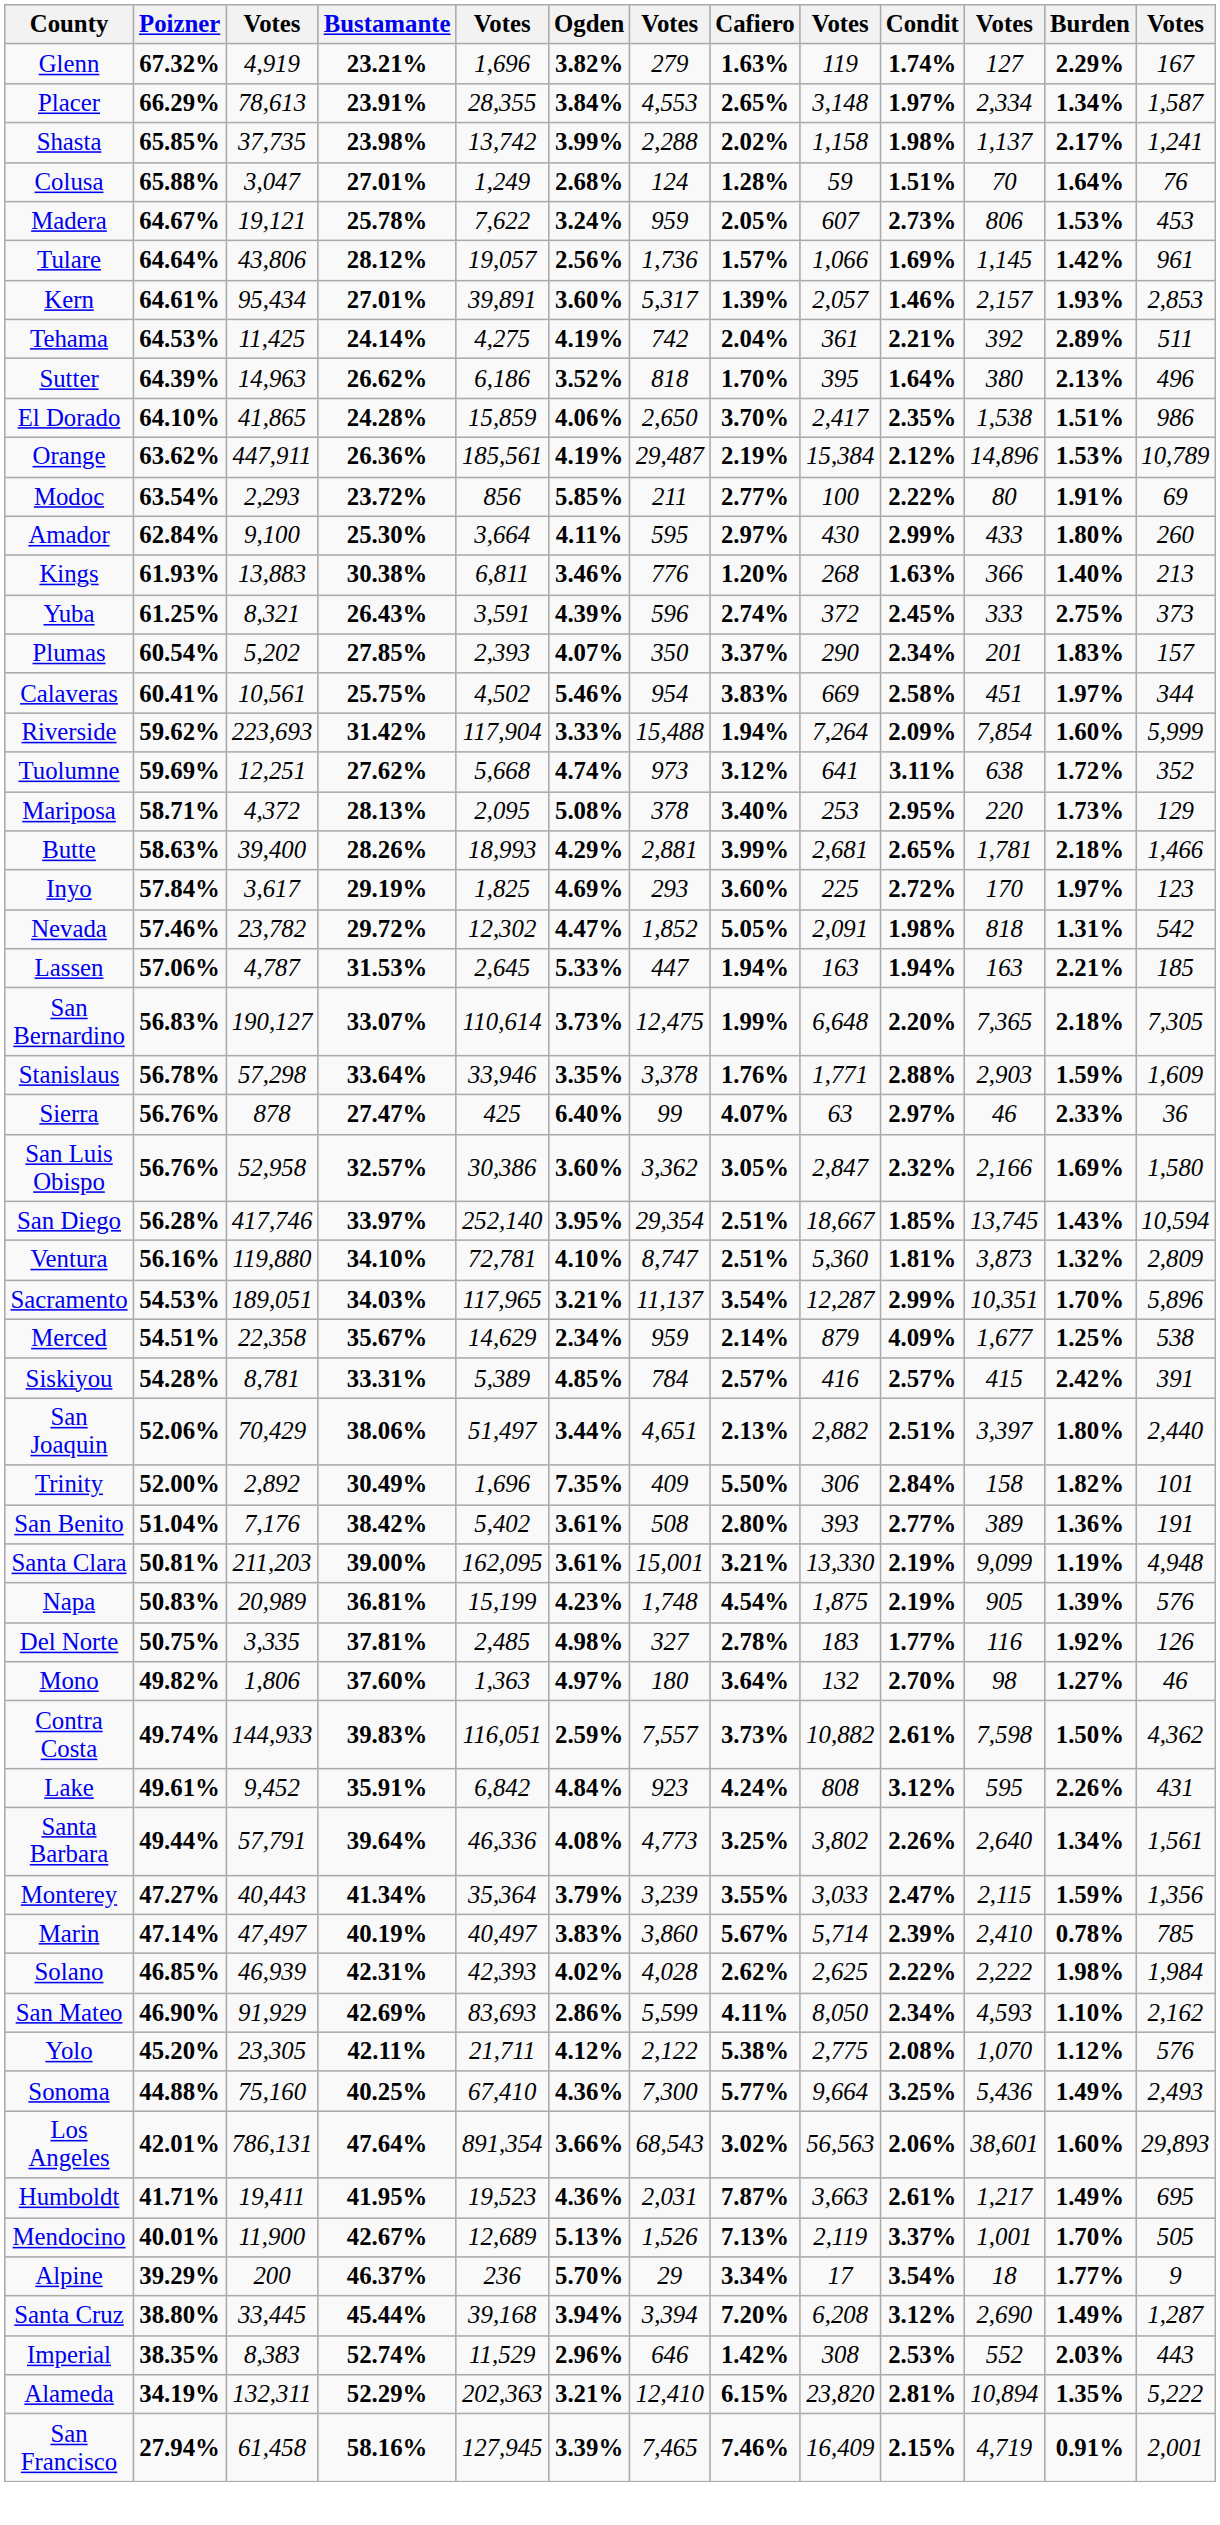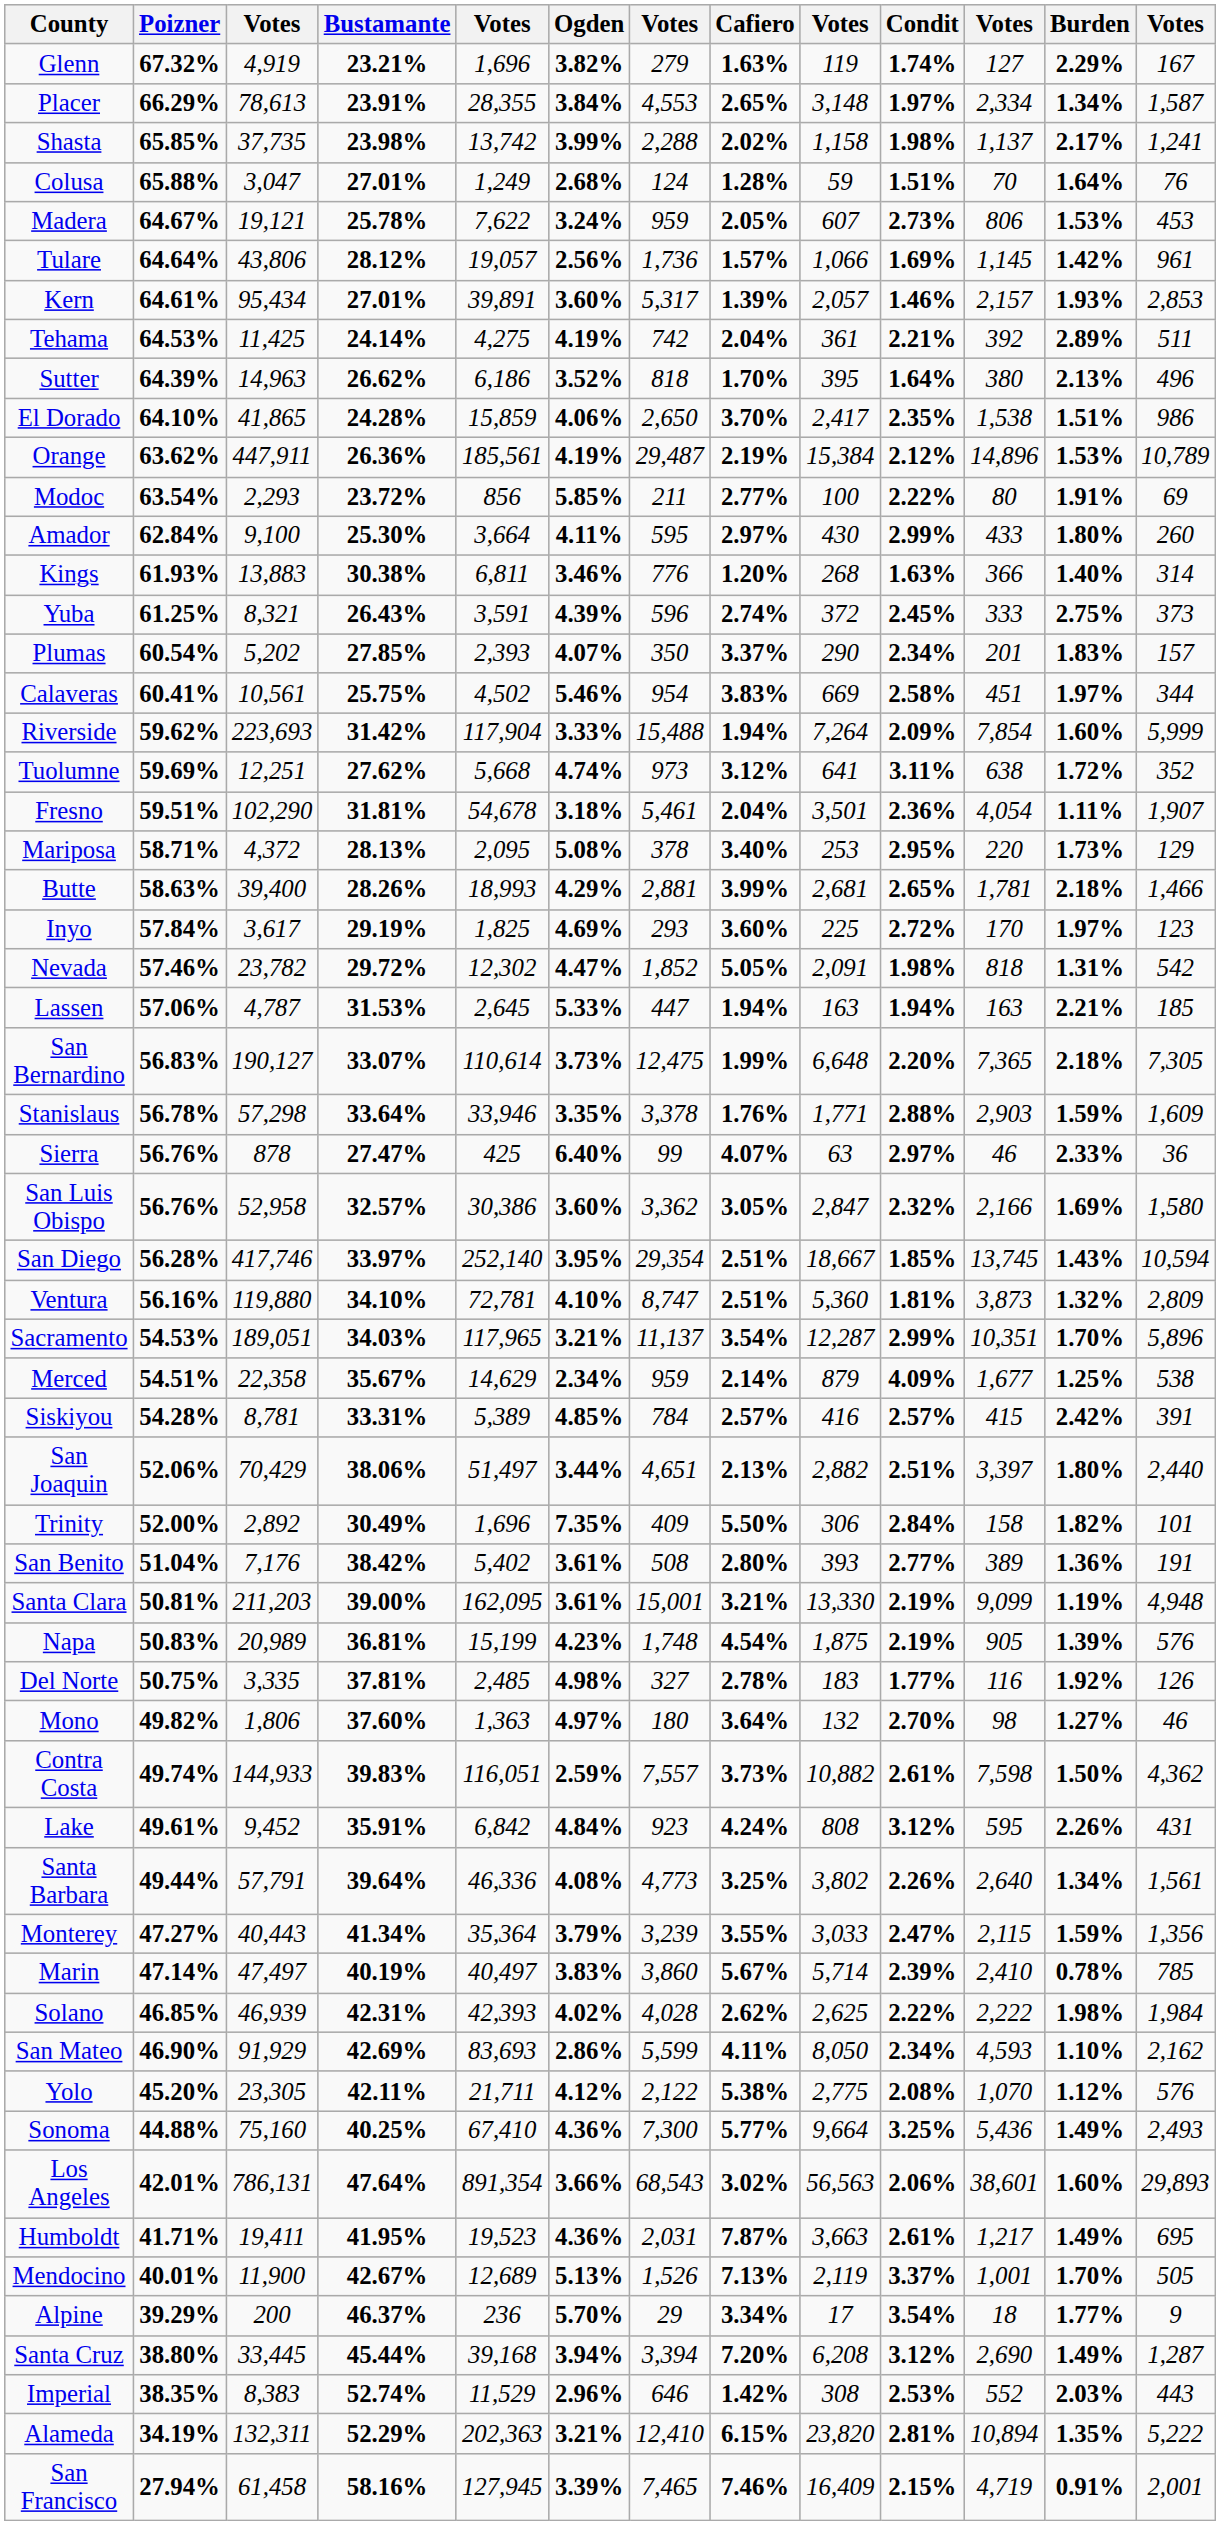(1175, 574) 213 -> (1175, 574) 314
+ row: (69, 810)
